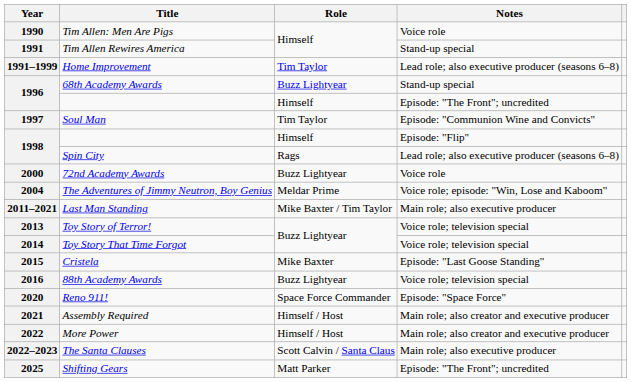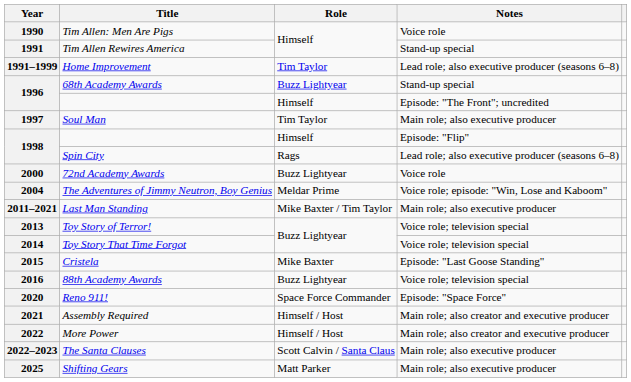(498, 119) Episode: "Communion Wine and Convicts" -> (478, 119) Main role; also executive producer
(474, 368) Episode: "The Front"; uncredited -> (478, 368) Main role; also executive producer
